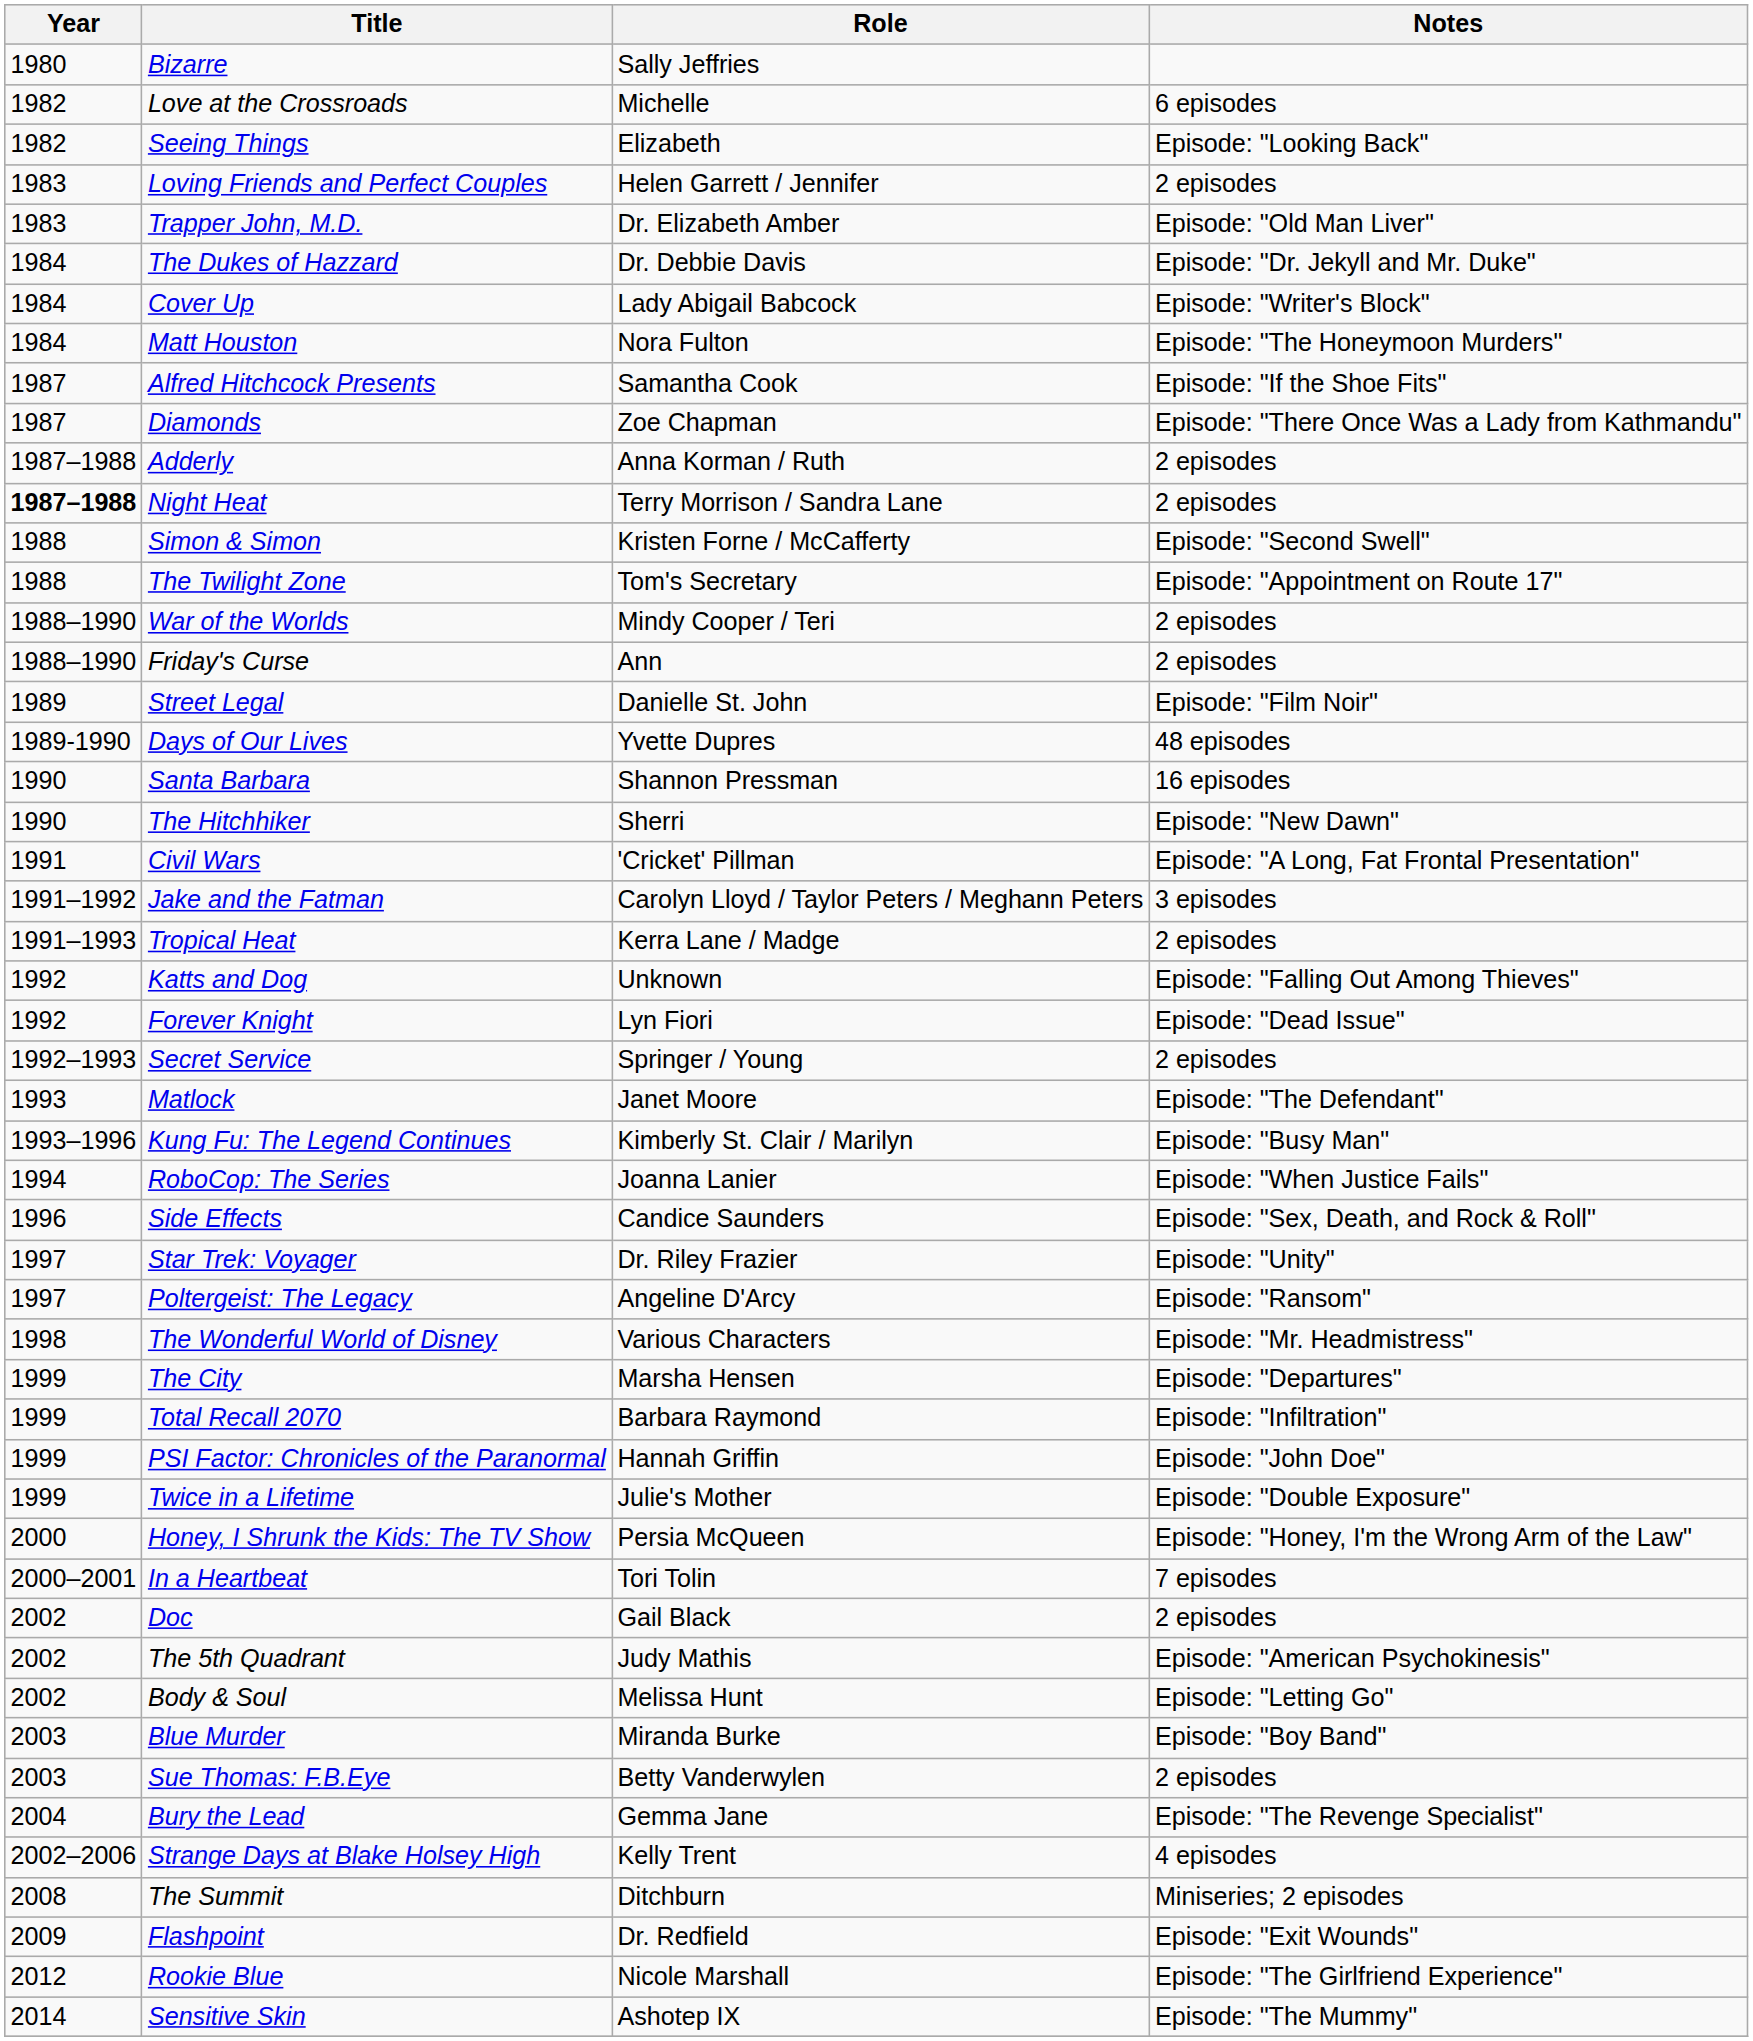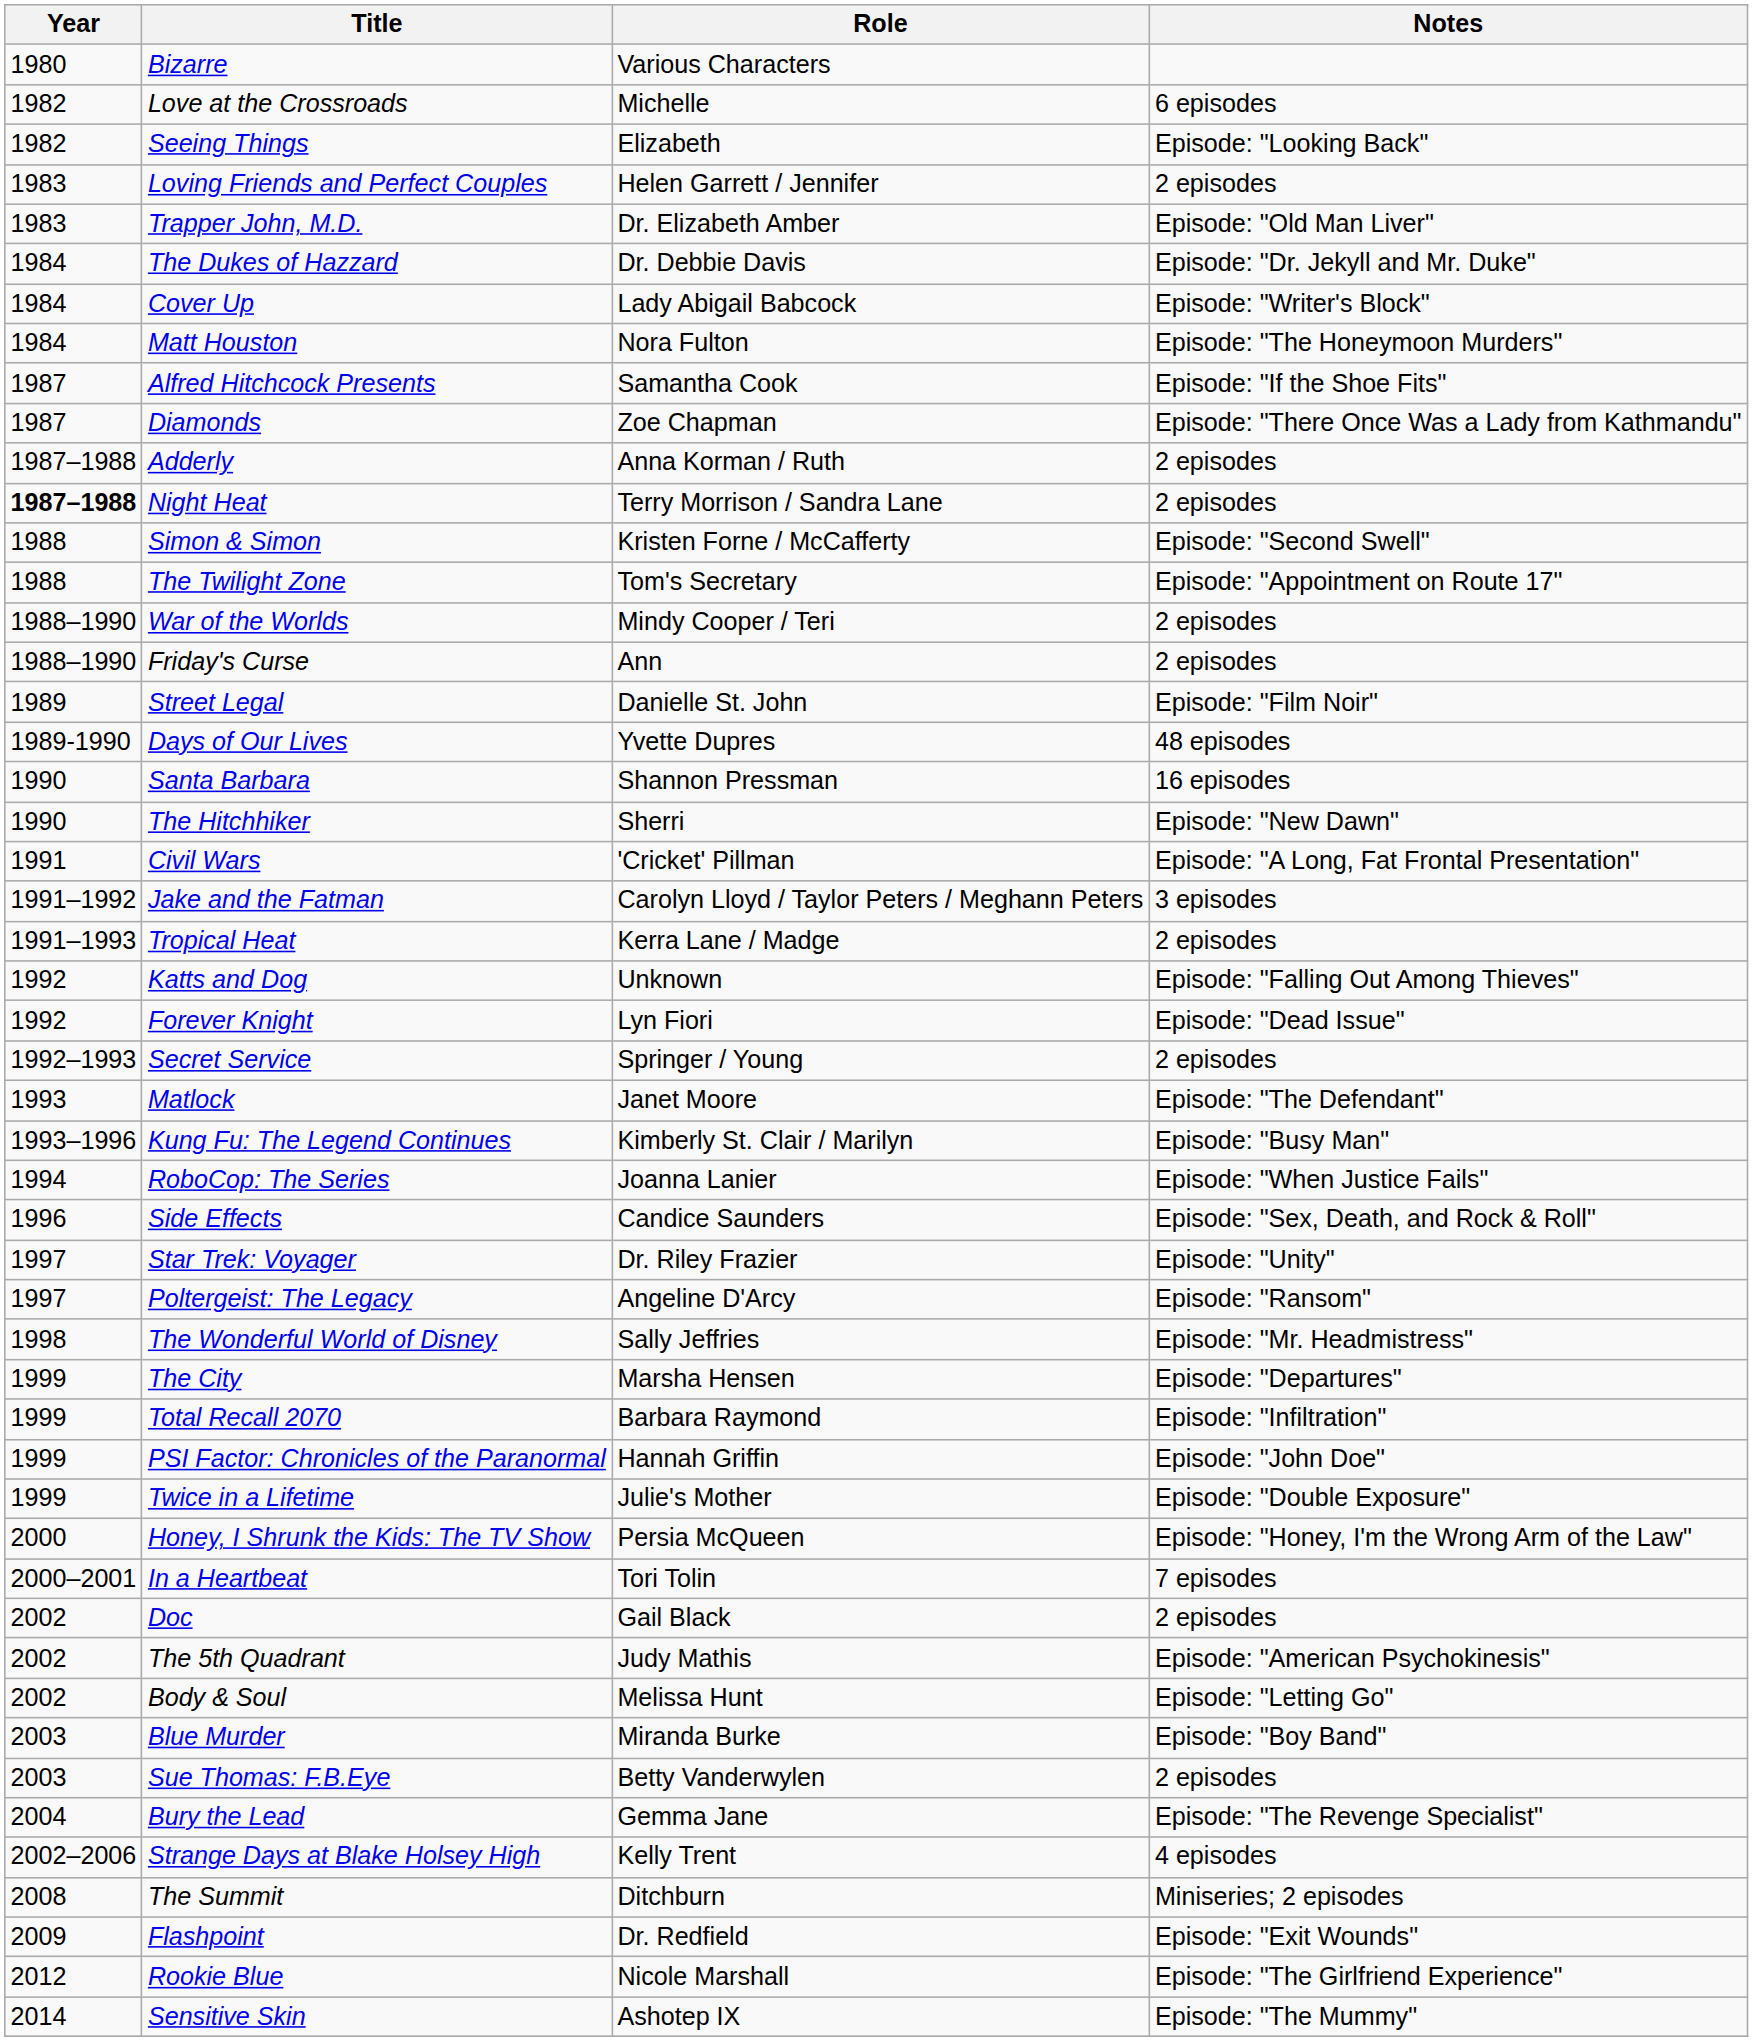(688, 64) Sally Jeffries -> (724, 64) Various Characters
(724, 1339) Various Characters -> (688, 1339) Sally Jeffries
